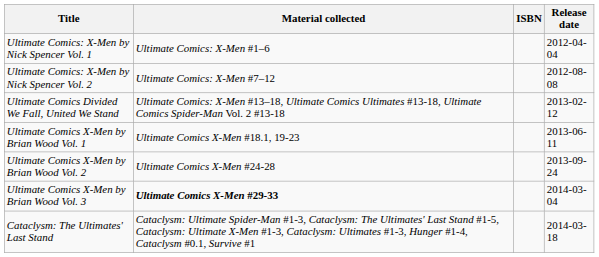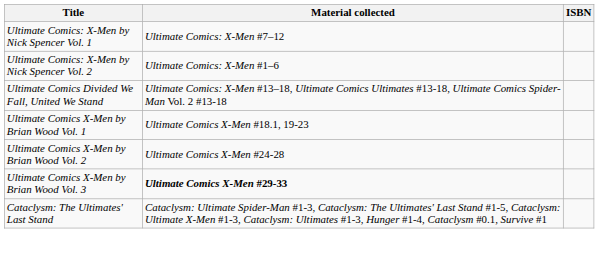- column: (569, 19)
(203, 48) Ultimate Comics: X-Men #1–6 -> (215, 36) Ultimate Comics: X-Men #7–12
(205, 78) Ultimate Comics: X-Men #7–12 -> (212, 65) Ultimate Comics: X-Men #1–6
